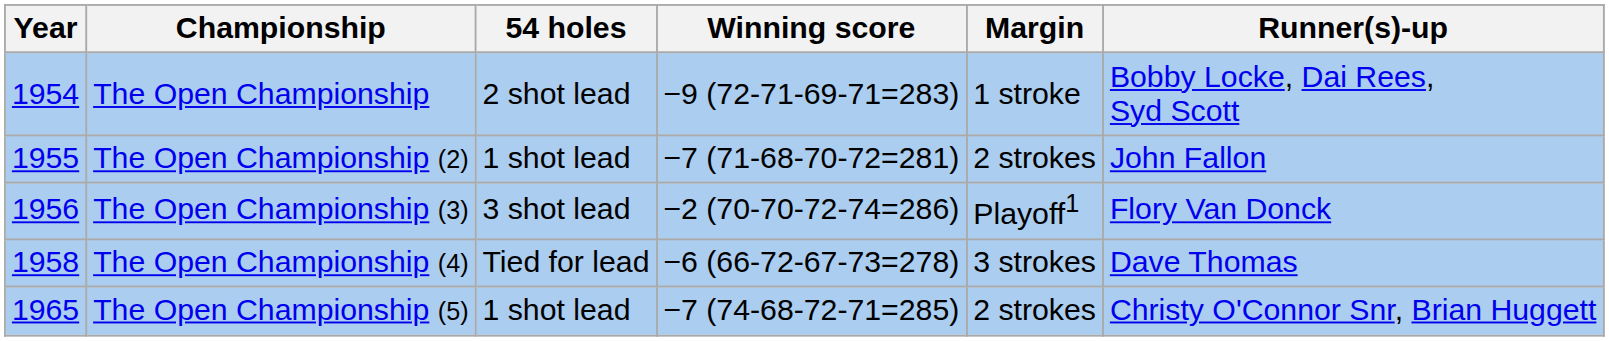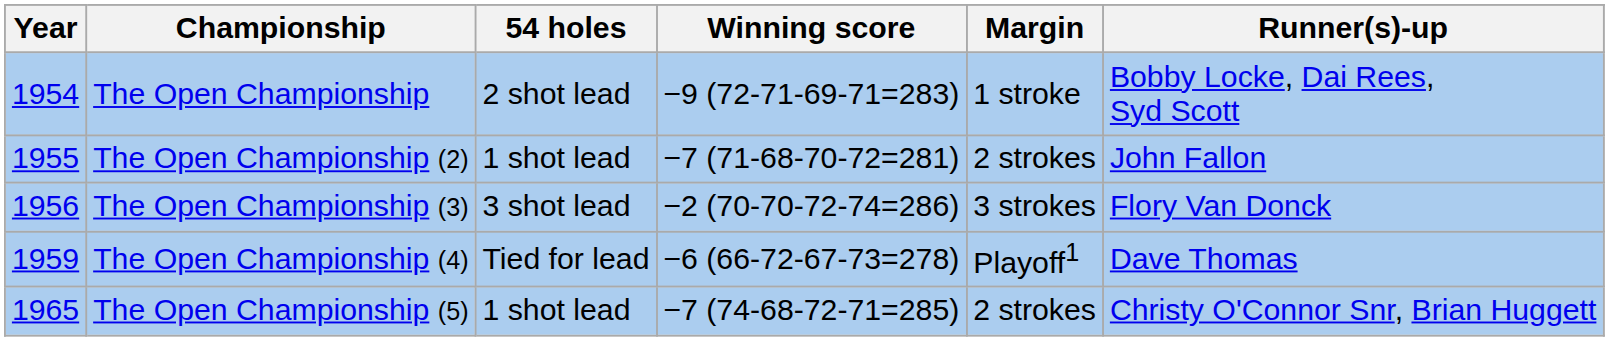(1026, 210) Playoff1 -> (1035, 206) 3 strokes
(46, 262) 1958 -> (46, 258) 1959
(1035, 262) 3 strokes -> (1026, 258) Playoff1
